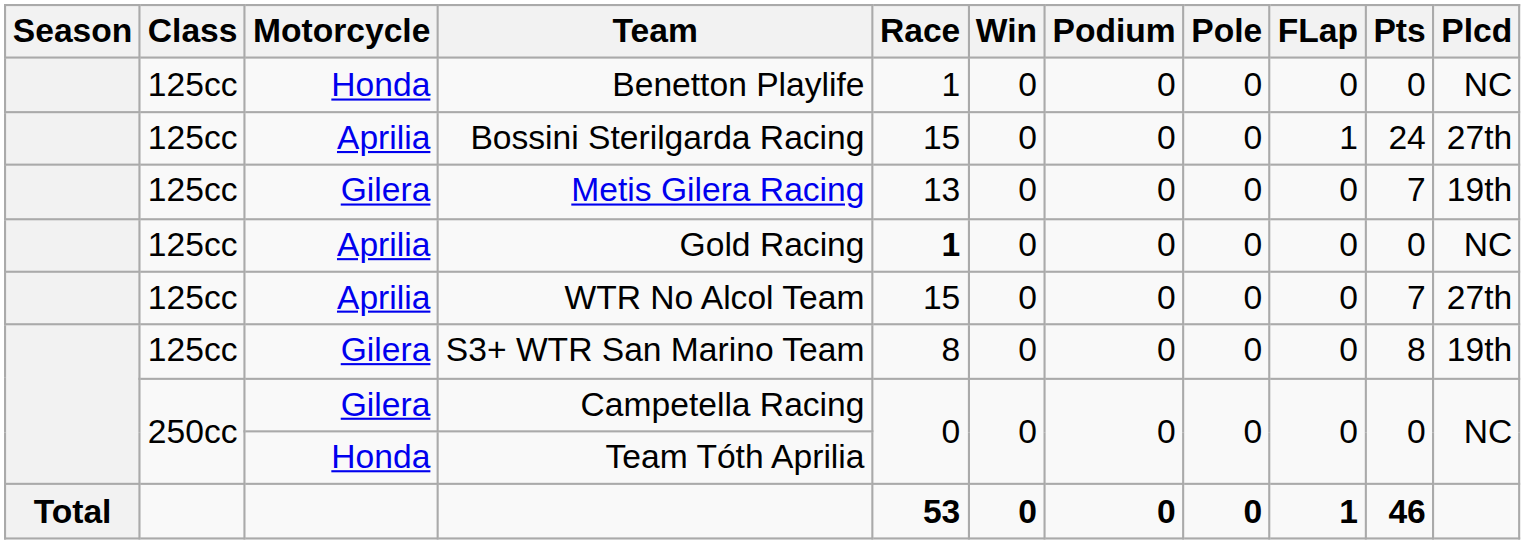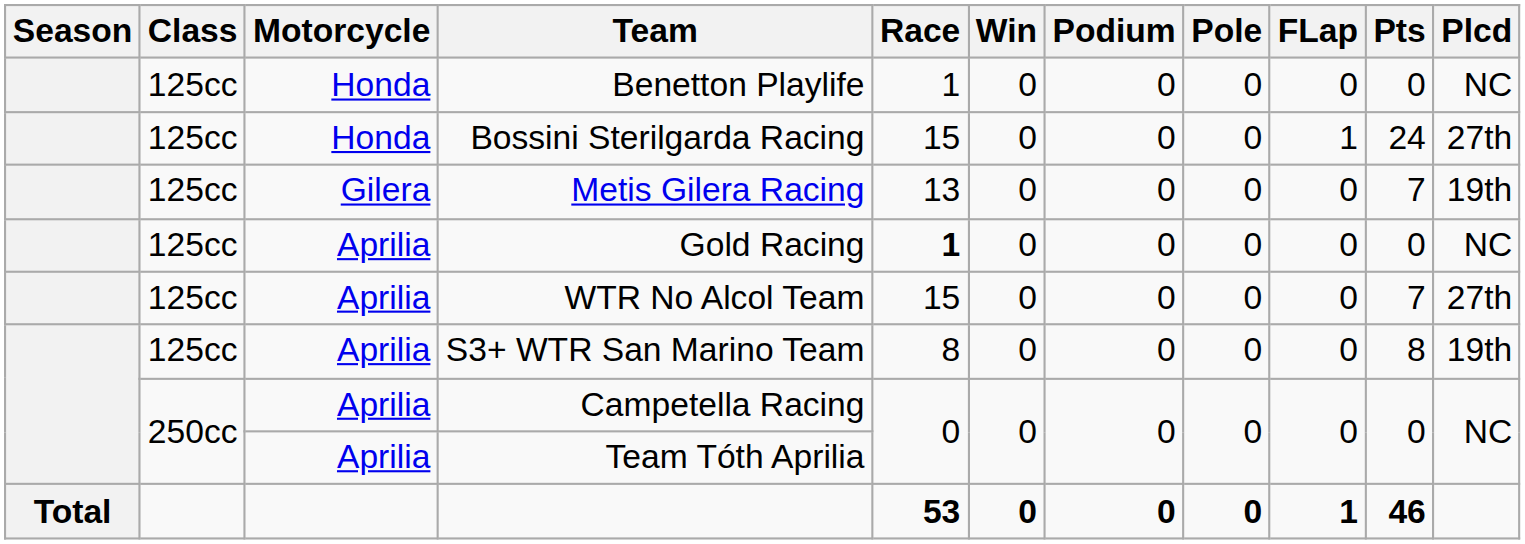(384, 137) Aprilia -> (381, 137) Honda
(386, 350) Gilera -> (384, 350) Aprilia
(386, 404) Gilera -> (384, 404) Aprilia
(381, 457) Honda -> (384, 457) Aprilia
